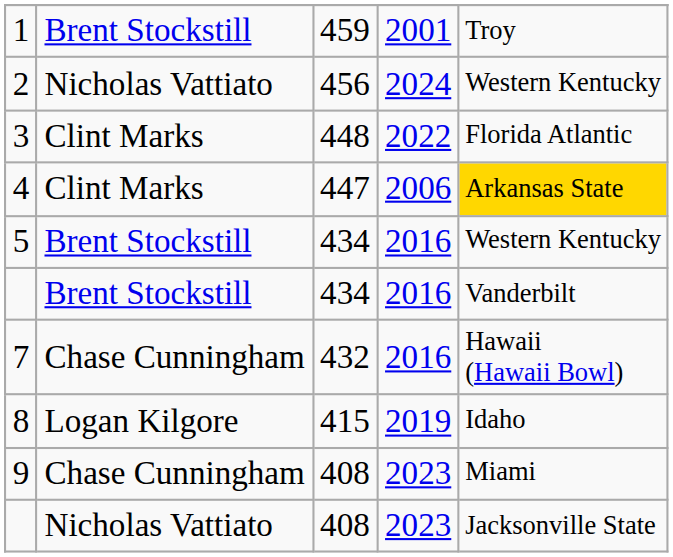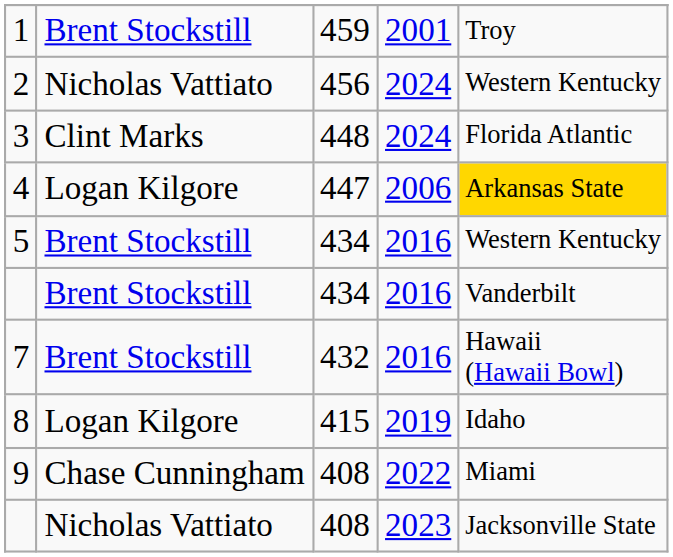(418, 135) 2022 -> (418, 135) 2024
(124, 188) Clint Marks -> (142, 188) Logan Kilgore
(175, 357) Chase Cunningham -> (148, 357) Brent Stockstill
(418, 473) 2023 -> (418, 473) 2022
